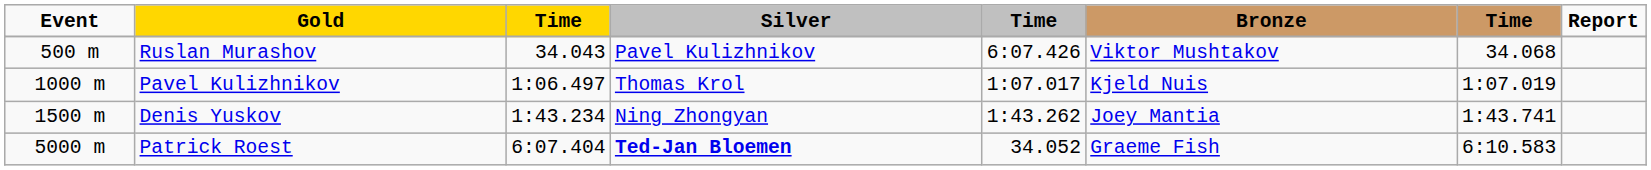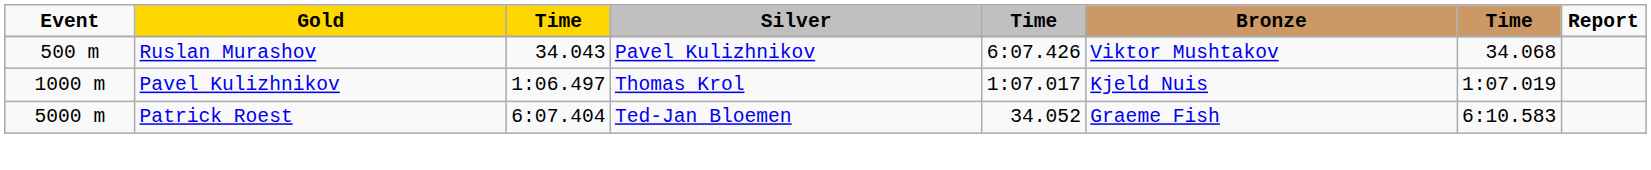- row: (210, 117)
(703, 149) bold -> (703, 117) normal
